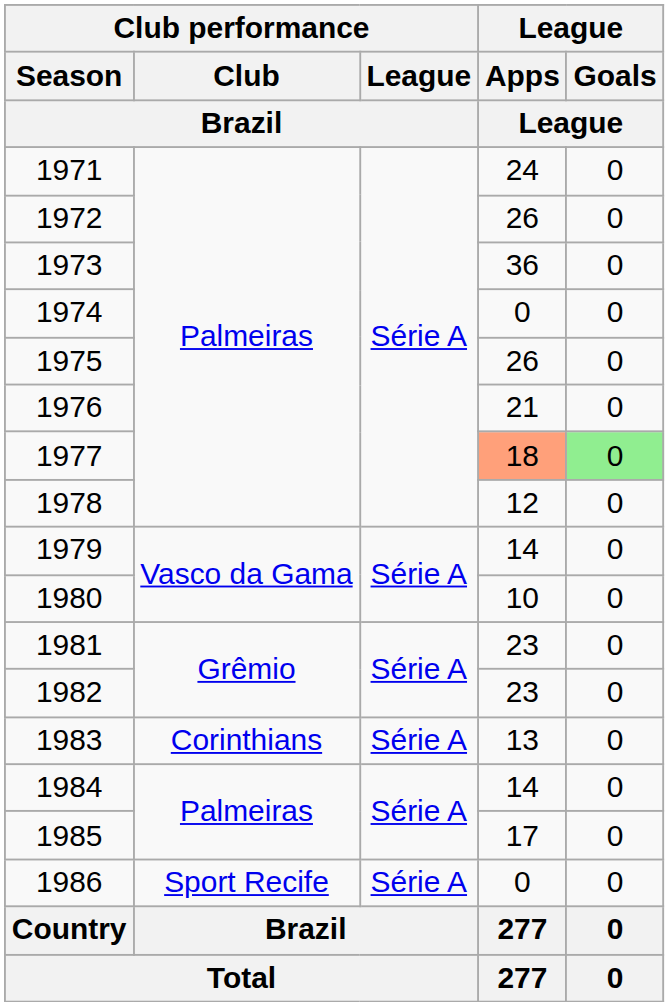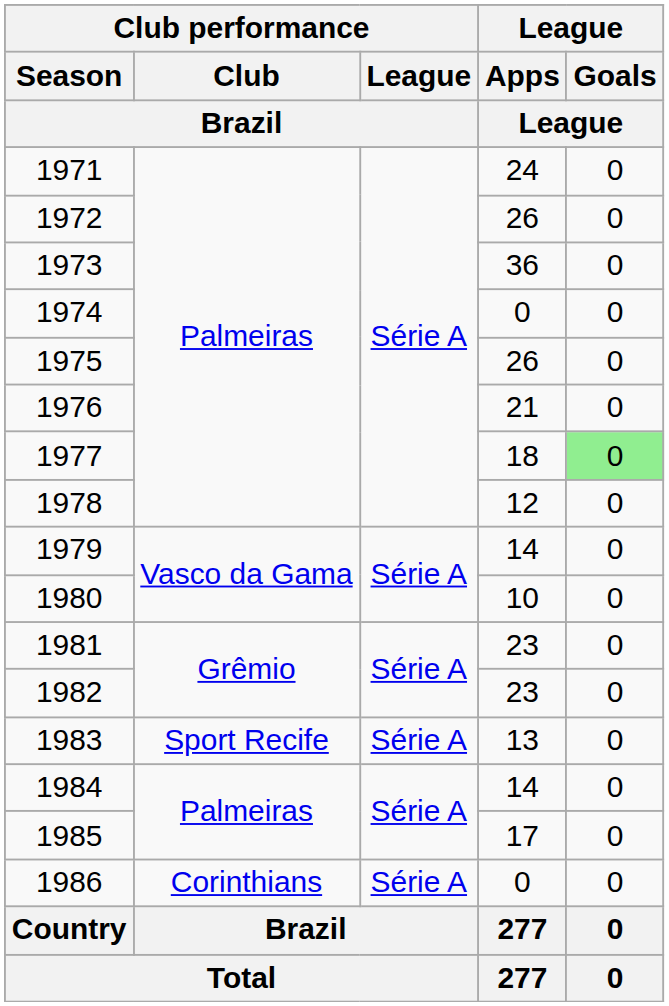(522, 455) lightsalmon background -> (522, 455) no background
(246, 739) Corinthians -> (246, 739) Sport Recife
(246, 882) Sport Recife -> (246, 882) Corinthians
